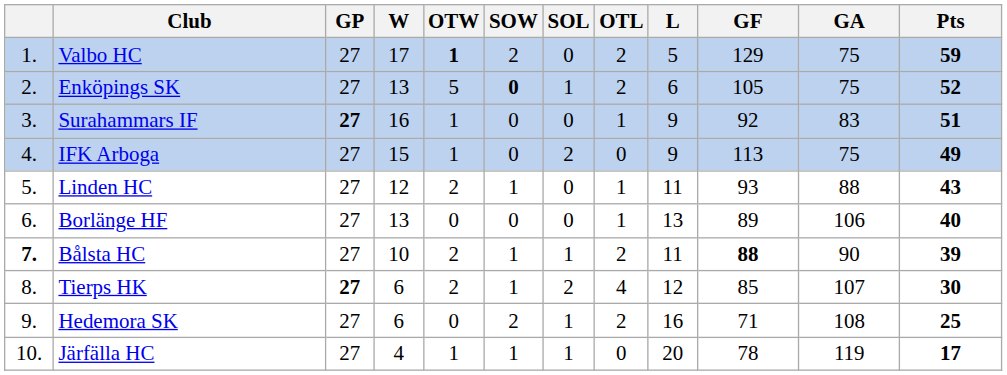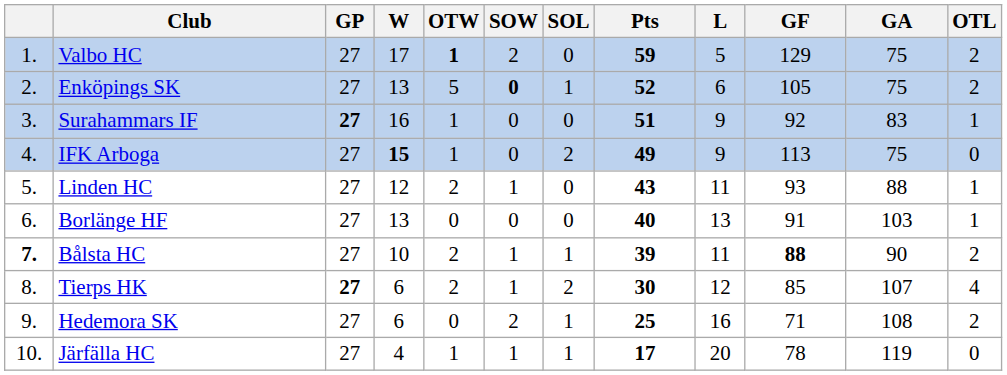columns swapped: (621, 21) <-> (951, 21)
(399, 154) normal -> (399, 154) bold
(748, 220) 89 -> (795, 220) 91
(849, 220) 106 -> (897, 220) 103
